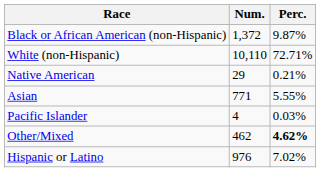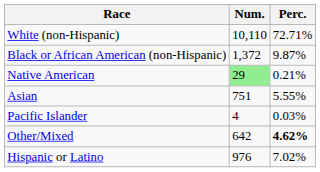rows swapped: (63, 55) <-> (117, 34)
(239, 75) no background -> (239, 75) lightgreen background
(242, 95) 771 -> (242, 95) 751
(242, 136) 462 -> (242, 136) 642
